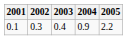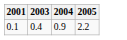- column: (40, 12)
